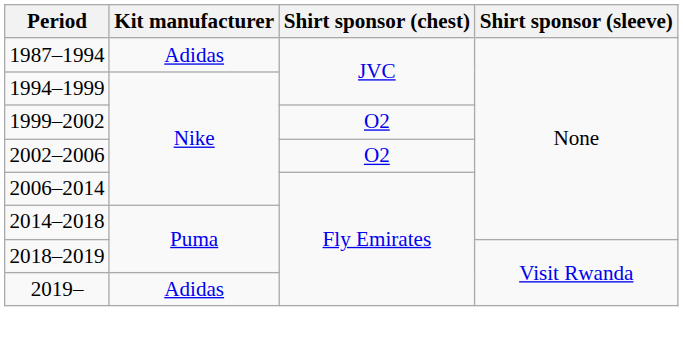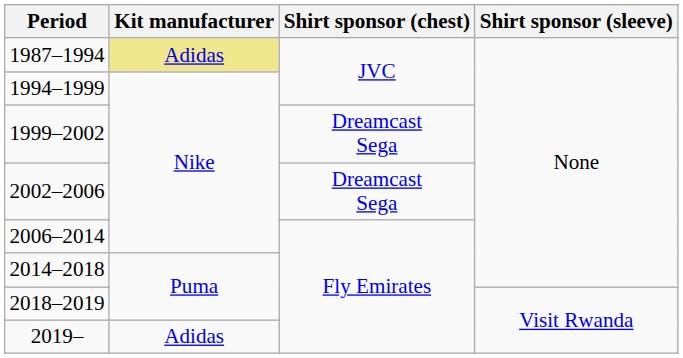(194, 54) no background -> (194, 54) khaki background
(377, 121) O2 -> (377, 133) Dreamcast Sega
(377, 155) O2 -> (377, 190) Dreamcast Sega
